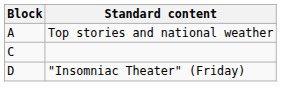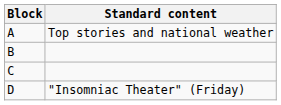+ row: (11, 52)
